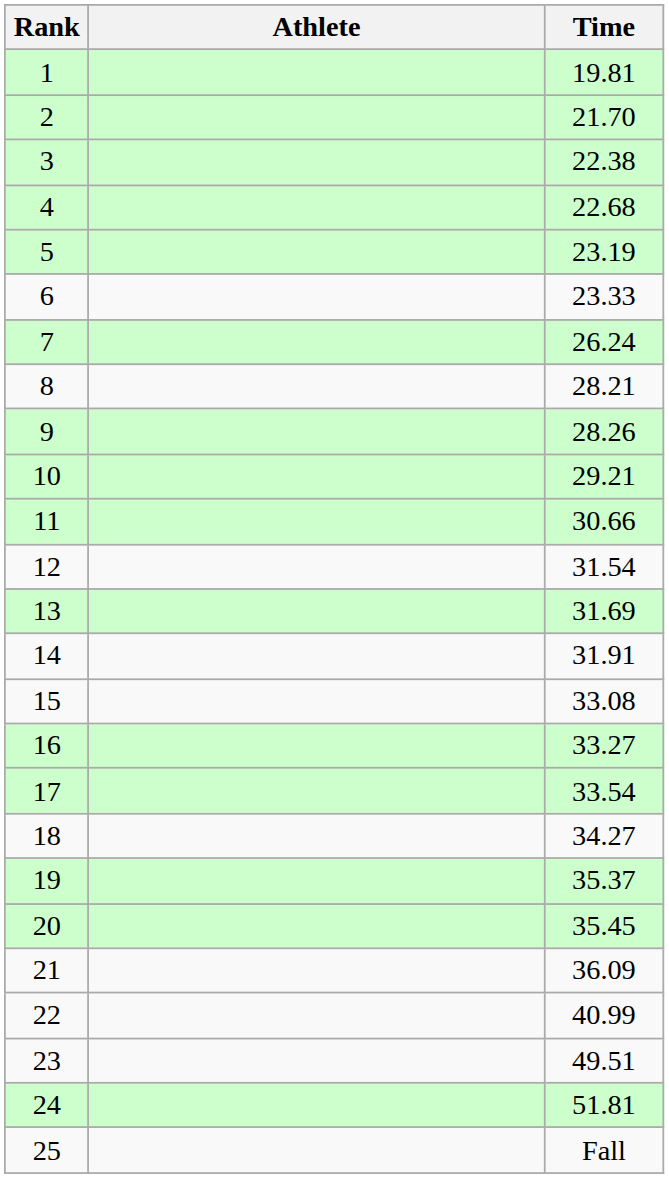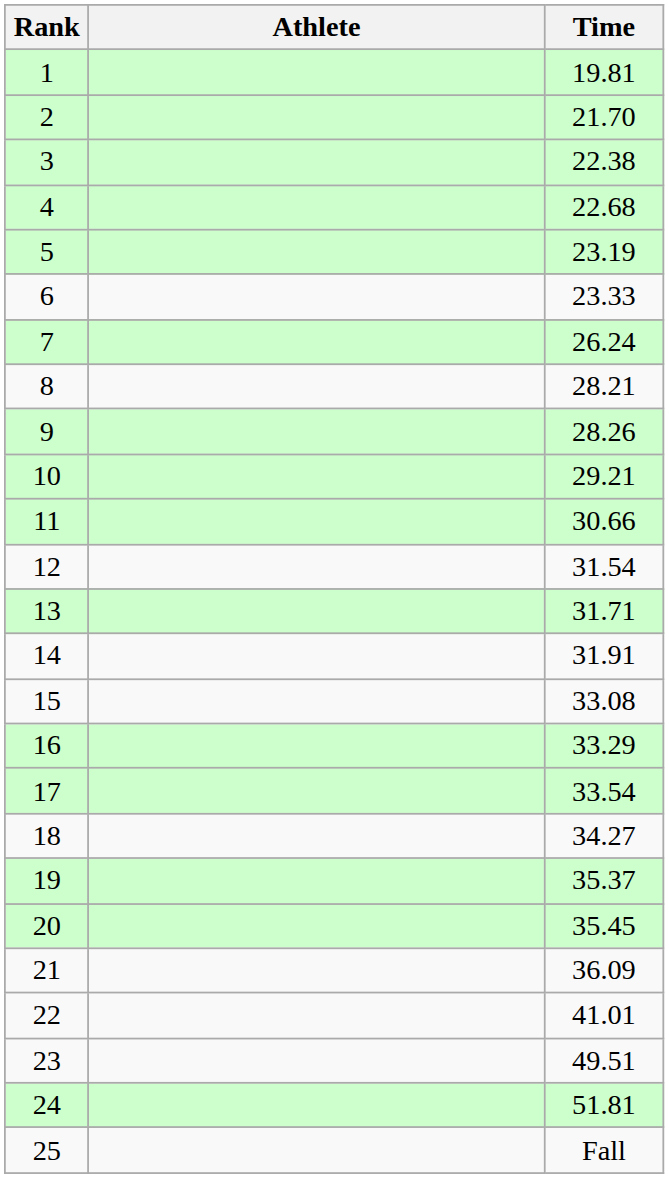(604, 610) 31.69 -> (604, 610) 31.71
(604, 745) 33.27 -> (604, 745) 33.29
(604, 1015) 40.99 -> (604, 1015) 41.01
